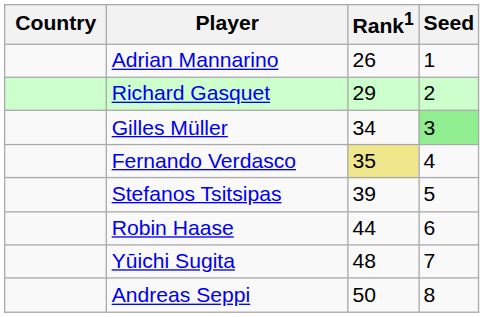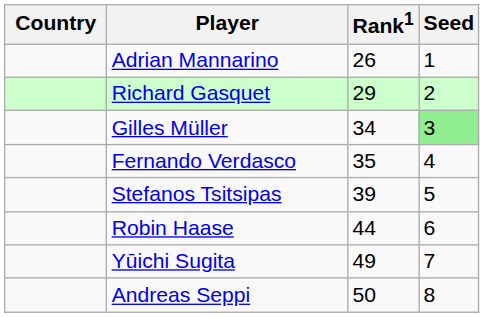(364, 160) khaki background -> (364, 160) no background
(364, 261) 48 -> (364, 261) 49
